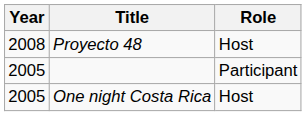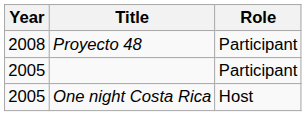(236, 44) Host -> (258, 44) Participant
